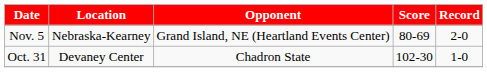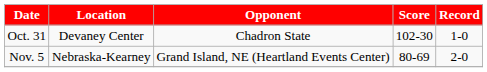rows swapped: (27, 56) <-> (27, 35)
